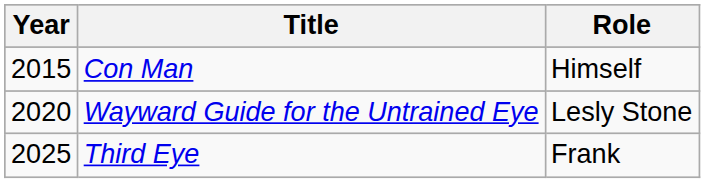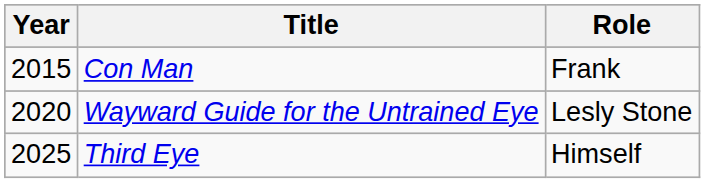(596, 68) Himself -> (586, 68) Frank
(586, 154) Frank -> (596, 154) Himself
